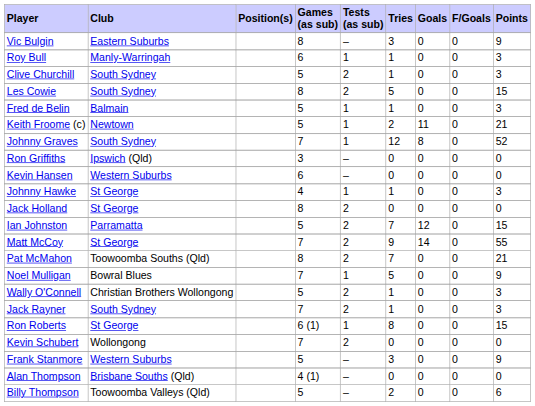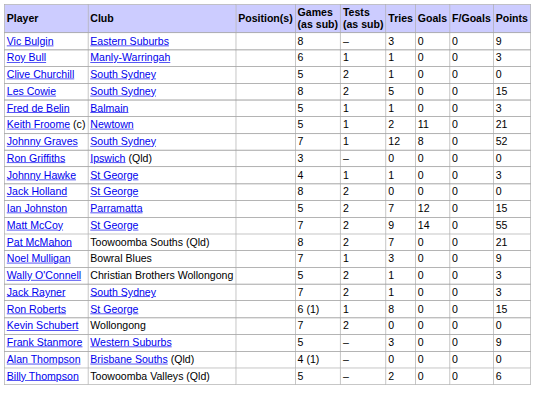(499, 74) 3 -> (499, 74) 0
- row: (40, 175)
(391, 275) 5 -> (391, 259) 3
